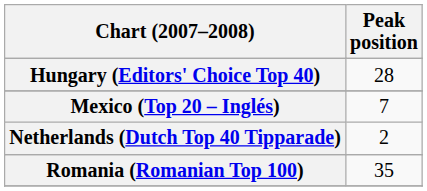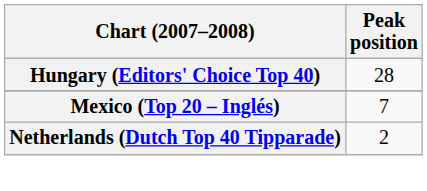- row: (175, 169)
